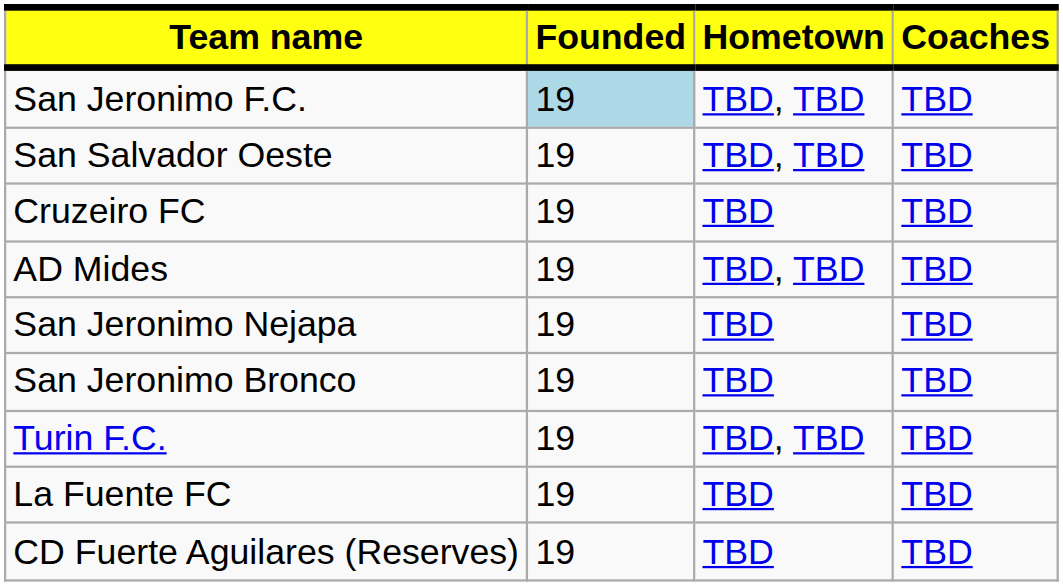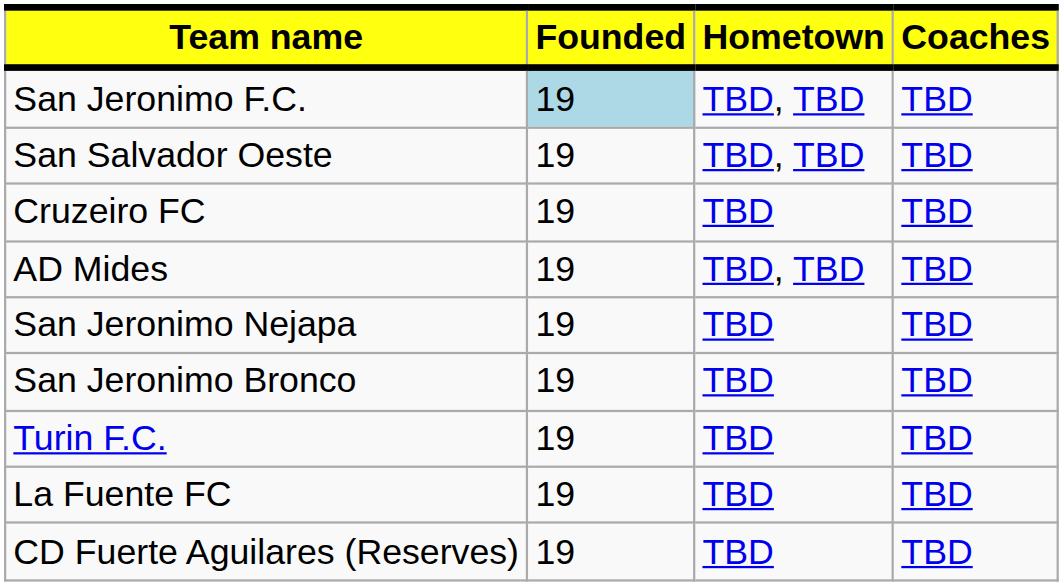(783, 437) TBD, TBD -> (738, 437) TBD
